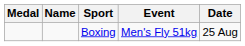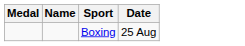- column: (159, 14)
